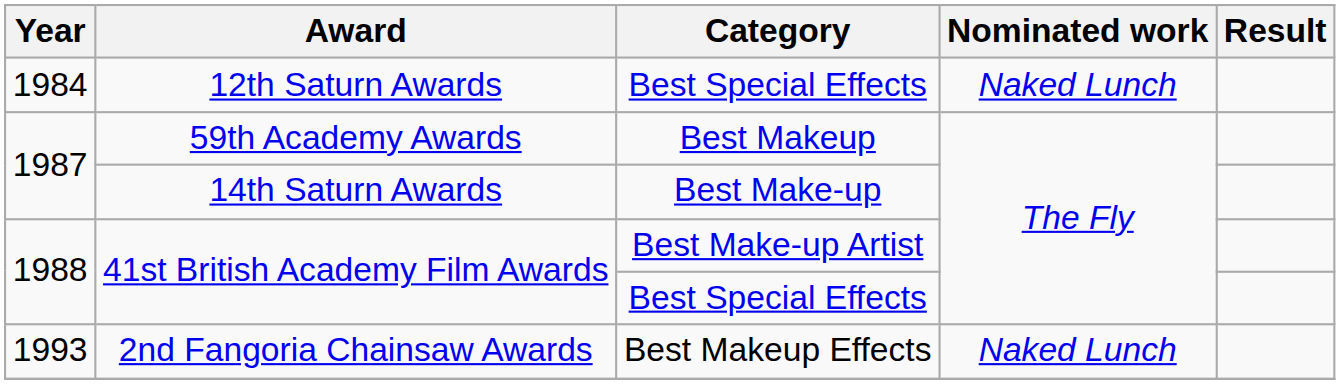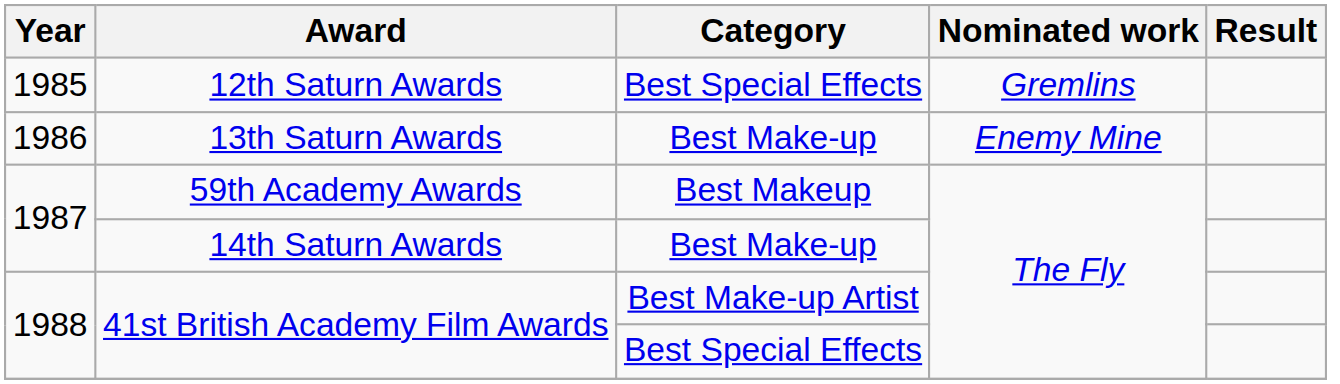(50, 84) 1984 -> (50, 84) 1985
(1078, 84) Naked Lunch -> (1068, 84) Gremlins
+ row: (356, 137)
- row: (356, 350)
